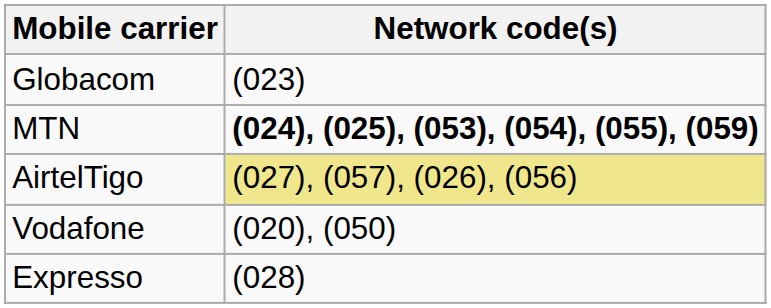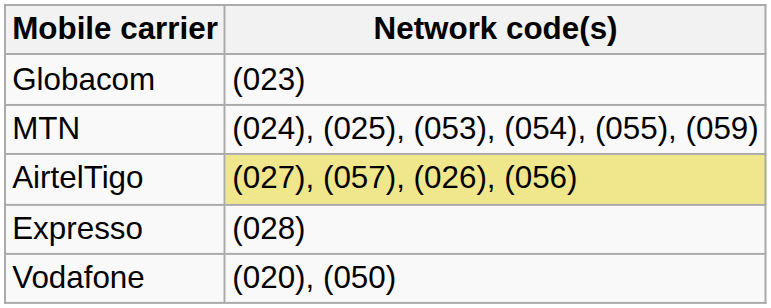(496, 128) bold -> (496, 128) normal
rows swapped: (78, 278) <-> (78, 228)
